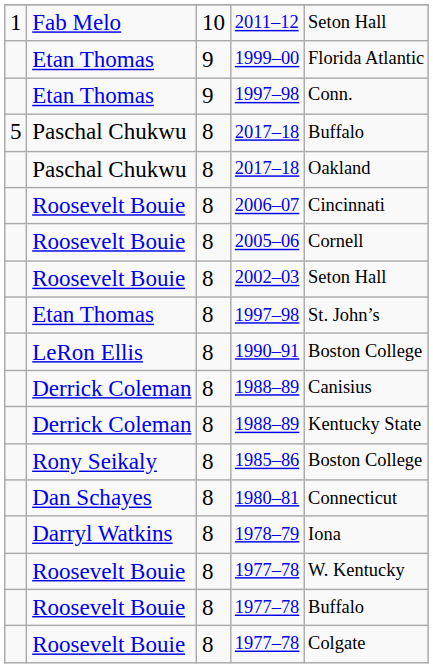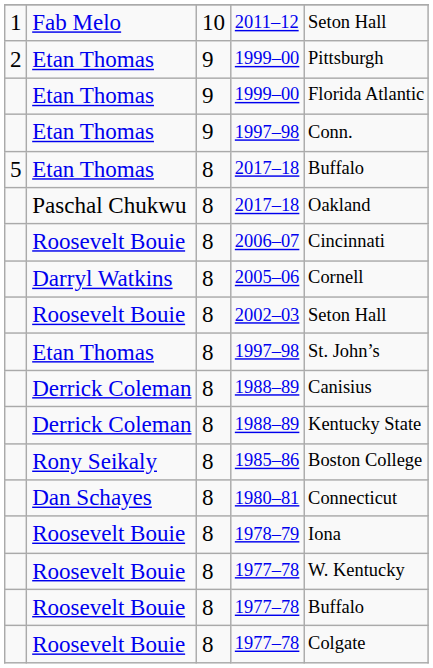+ row: (16, 59)
(109, 132) Paschal Chukwu -> (93, 168) Etan Thomas
(109, 242) Roosevelt Bouie -> (102, 278) Darryl Watkins
- row: (16, 352)
(102, 534) Darryl Watkins -> (109, 534) Roosevelt Bouie
